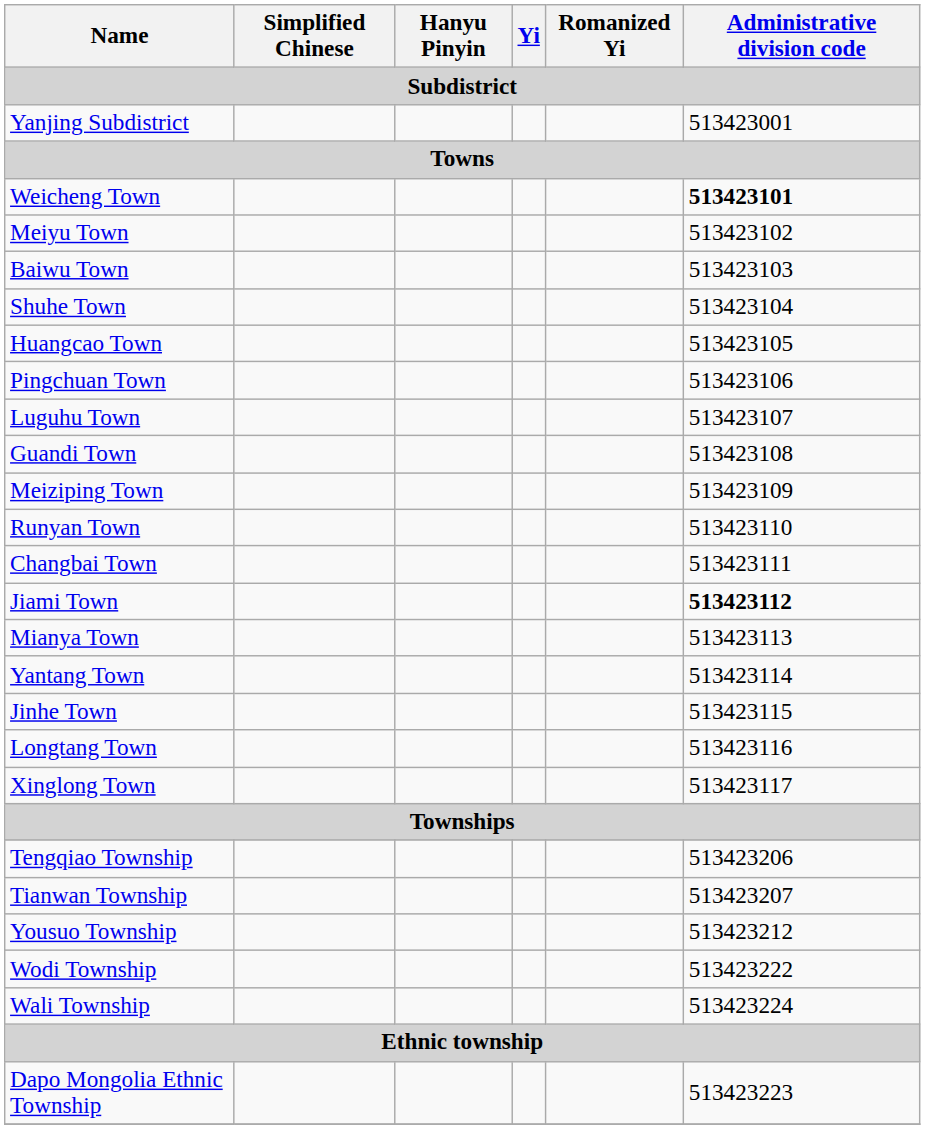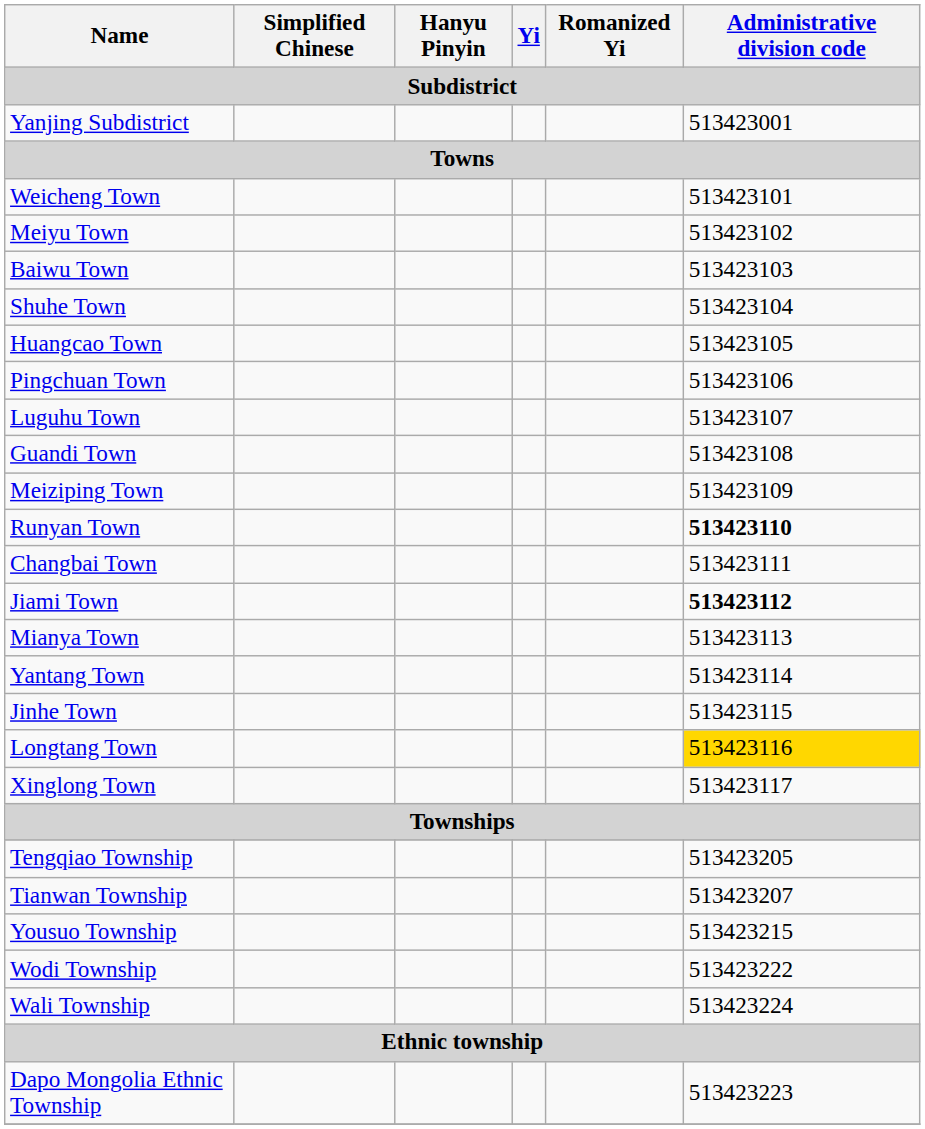(741, 196) bold -> (741, 196) normal
(741, 527) normal -> (740, 527) bold
(741, 748) no background -> (741, 748) gold background
(741, 858) 513423206 -> (741, 858) 513423205
(741, 932) 513423212 -> (741, 932) 513423215
